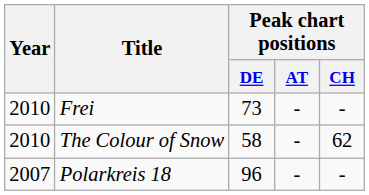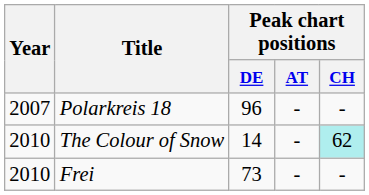rows swapped: (115, 173) <-> (77, 108)
(252, 141) 58 -> (252, 141) 14
(342, 141) no background -> (342, 141) paleturquoise background
